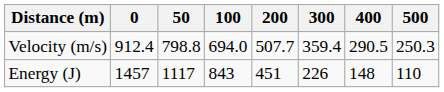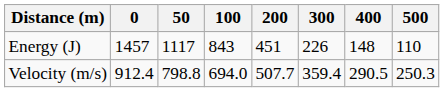rows swapped: (58, 45) <-> (45, 73)
